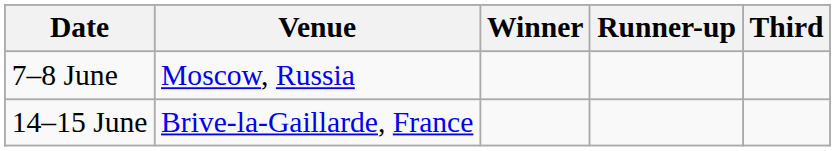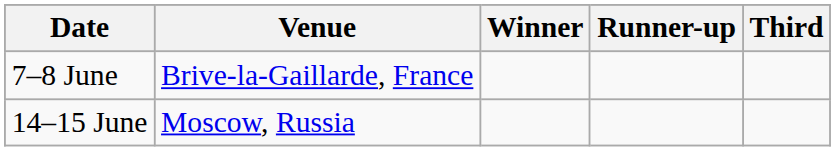(258, 74) Moscow, Russia -> (317, 74) Brive-la-Gaillarde, France
(317, 121) Brive-la-Gaillarde, France -> (258, 121) Moscow, Russia
